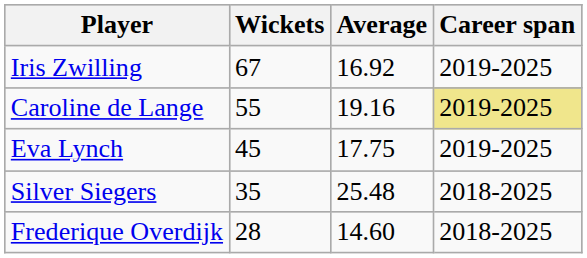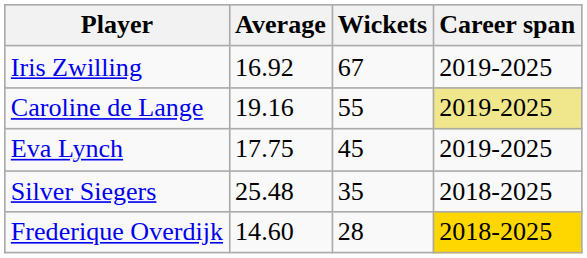columns swapped: (280, 25) <-> (382, 25)
(496, 231) no background -> (496, 231) gold background
